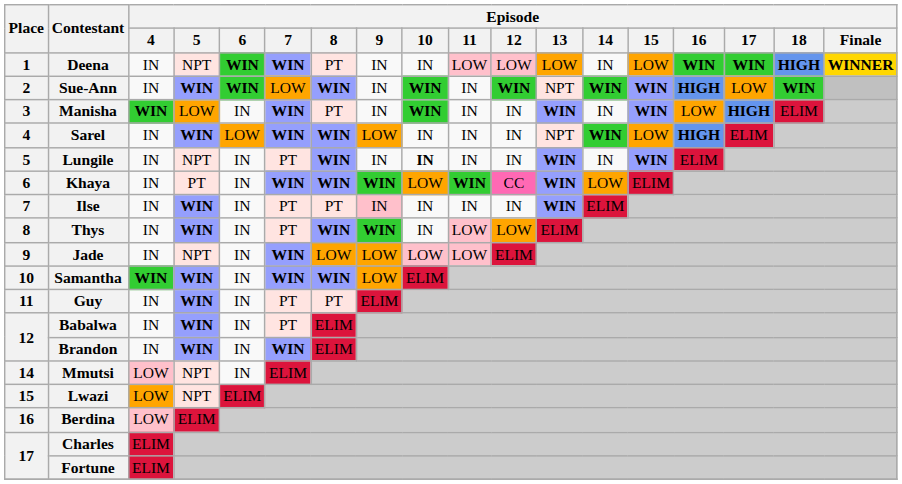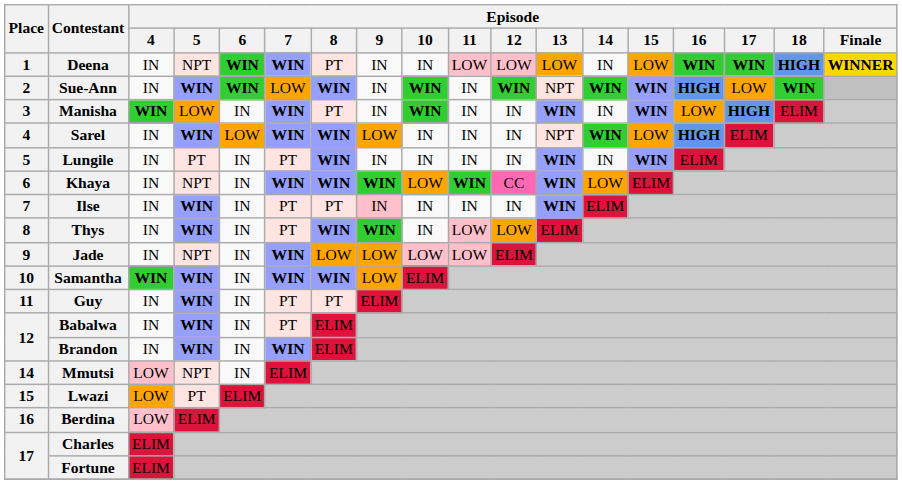(197, 159) NPT -> (197, 159) PT
(425, 159) bold -> (425, 159) normal
(197, 182) PT -> (197, 182) NPT
(197, 396) NPT -> (197, 396) PT
